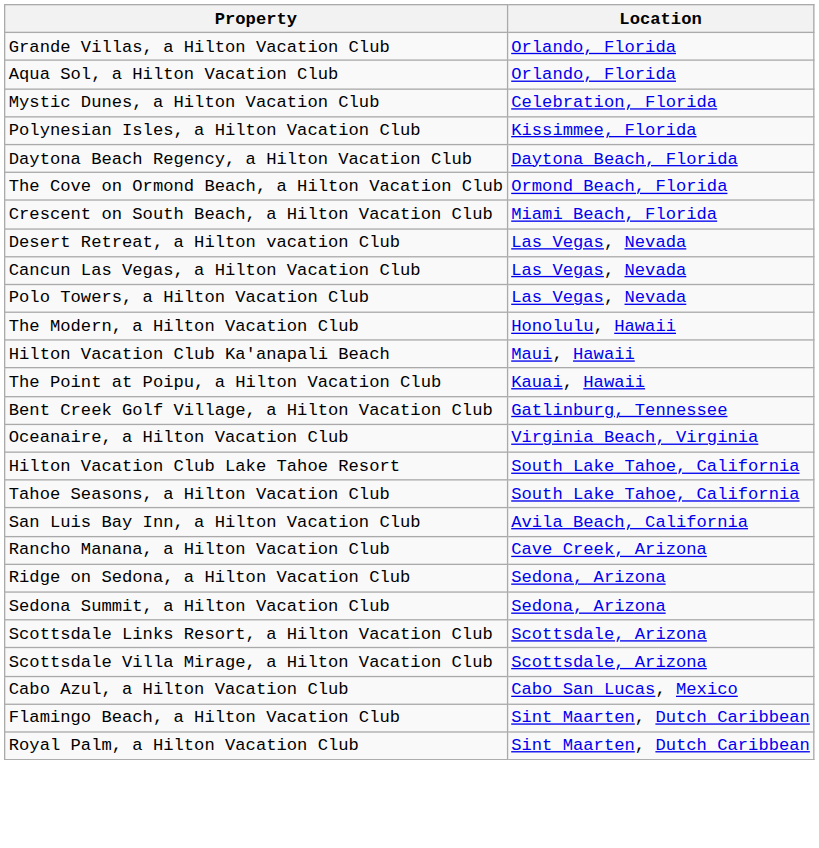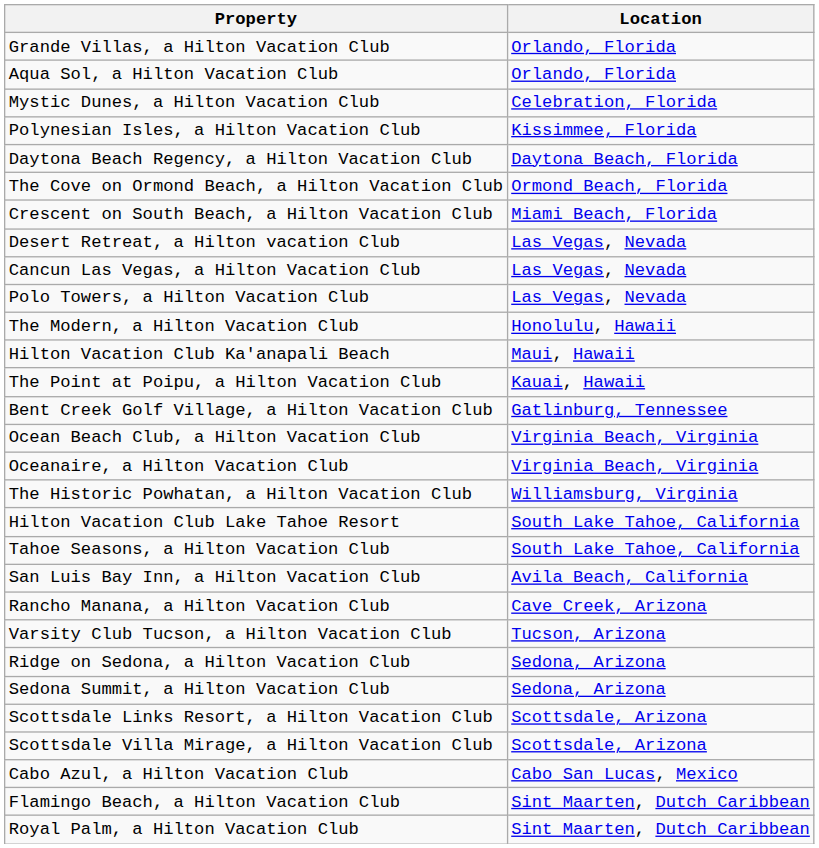+ row: (215, 438)
+ row: (240, 494)
+ row: (230, 634)
